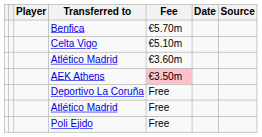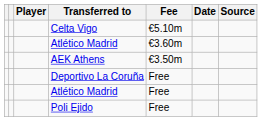- row: (7, 28)
(165, 76) pink background -> (165, 60) no background
